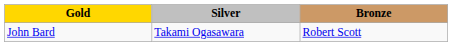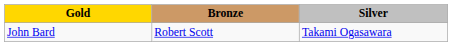columns swapped: (226, 13) <-> (374, 13)
